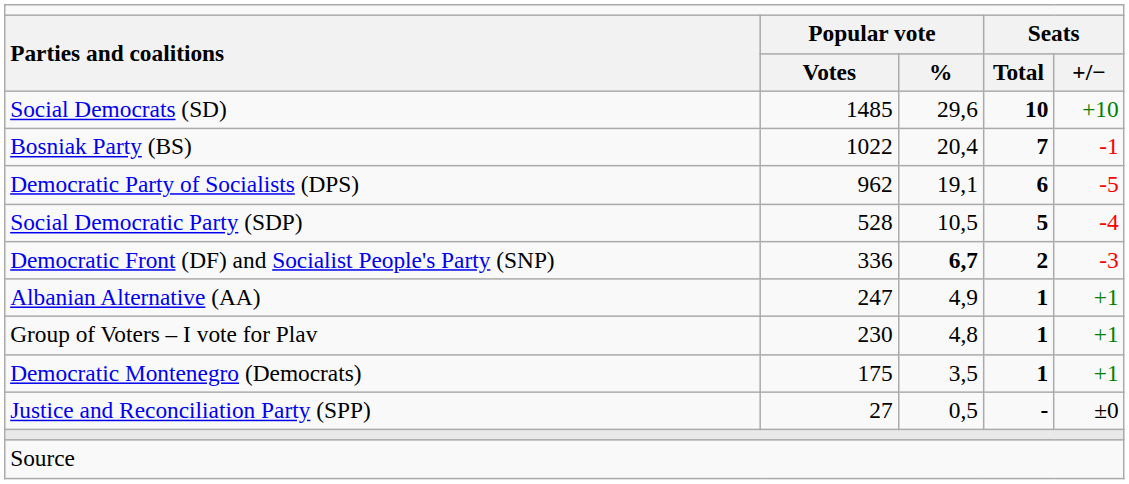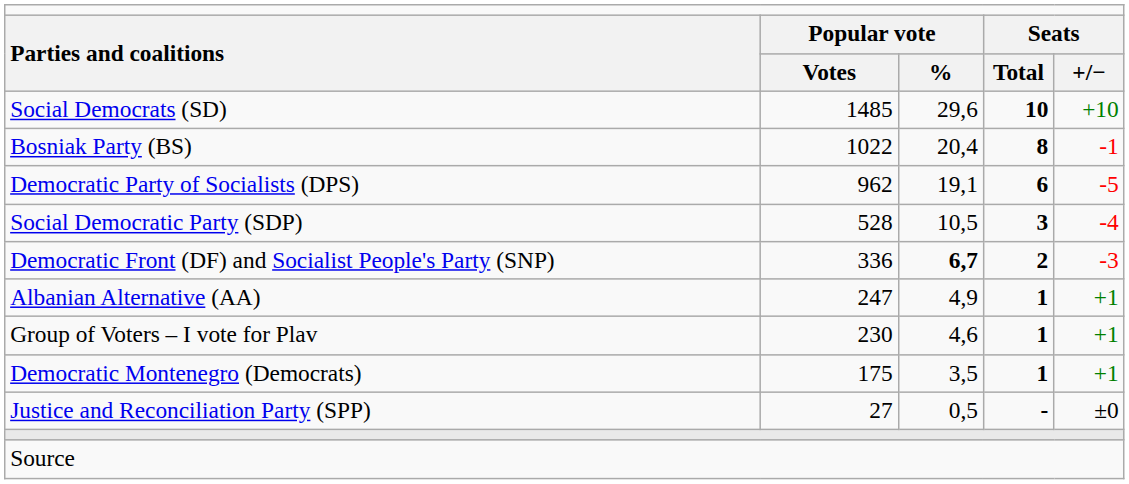(1042, 146) 7 -> (1042, 146) 8
(1042, 221) 5 -> (1042, 221) 3
(963, 334) 4,8 -> (963, 334) 4,6
